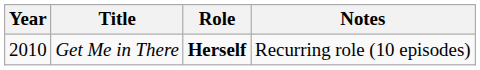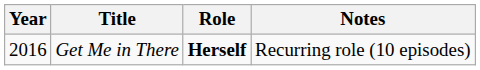(28, 49) 2010 -> (28, 49) 2016
